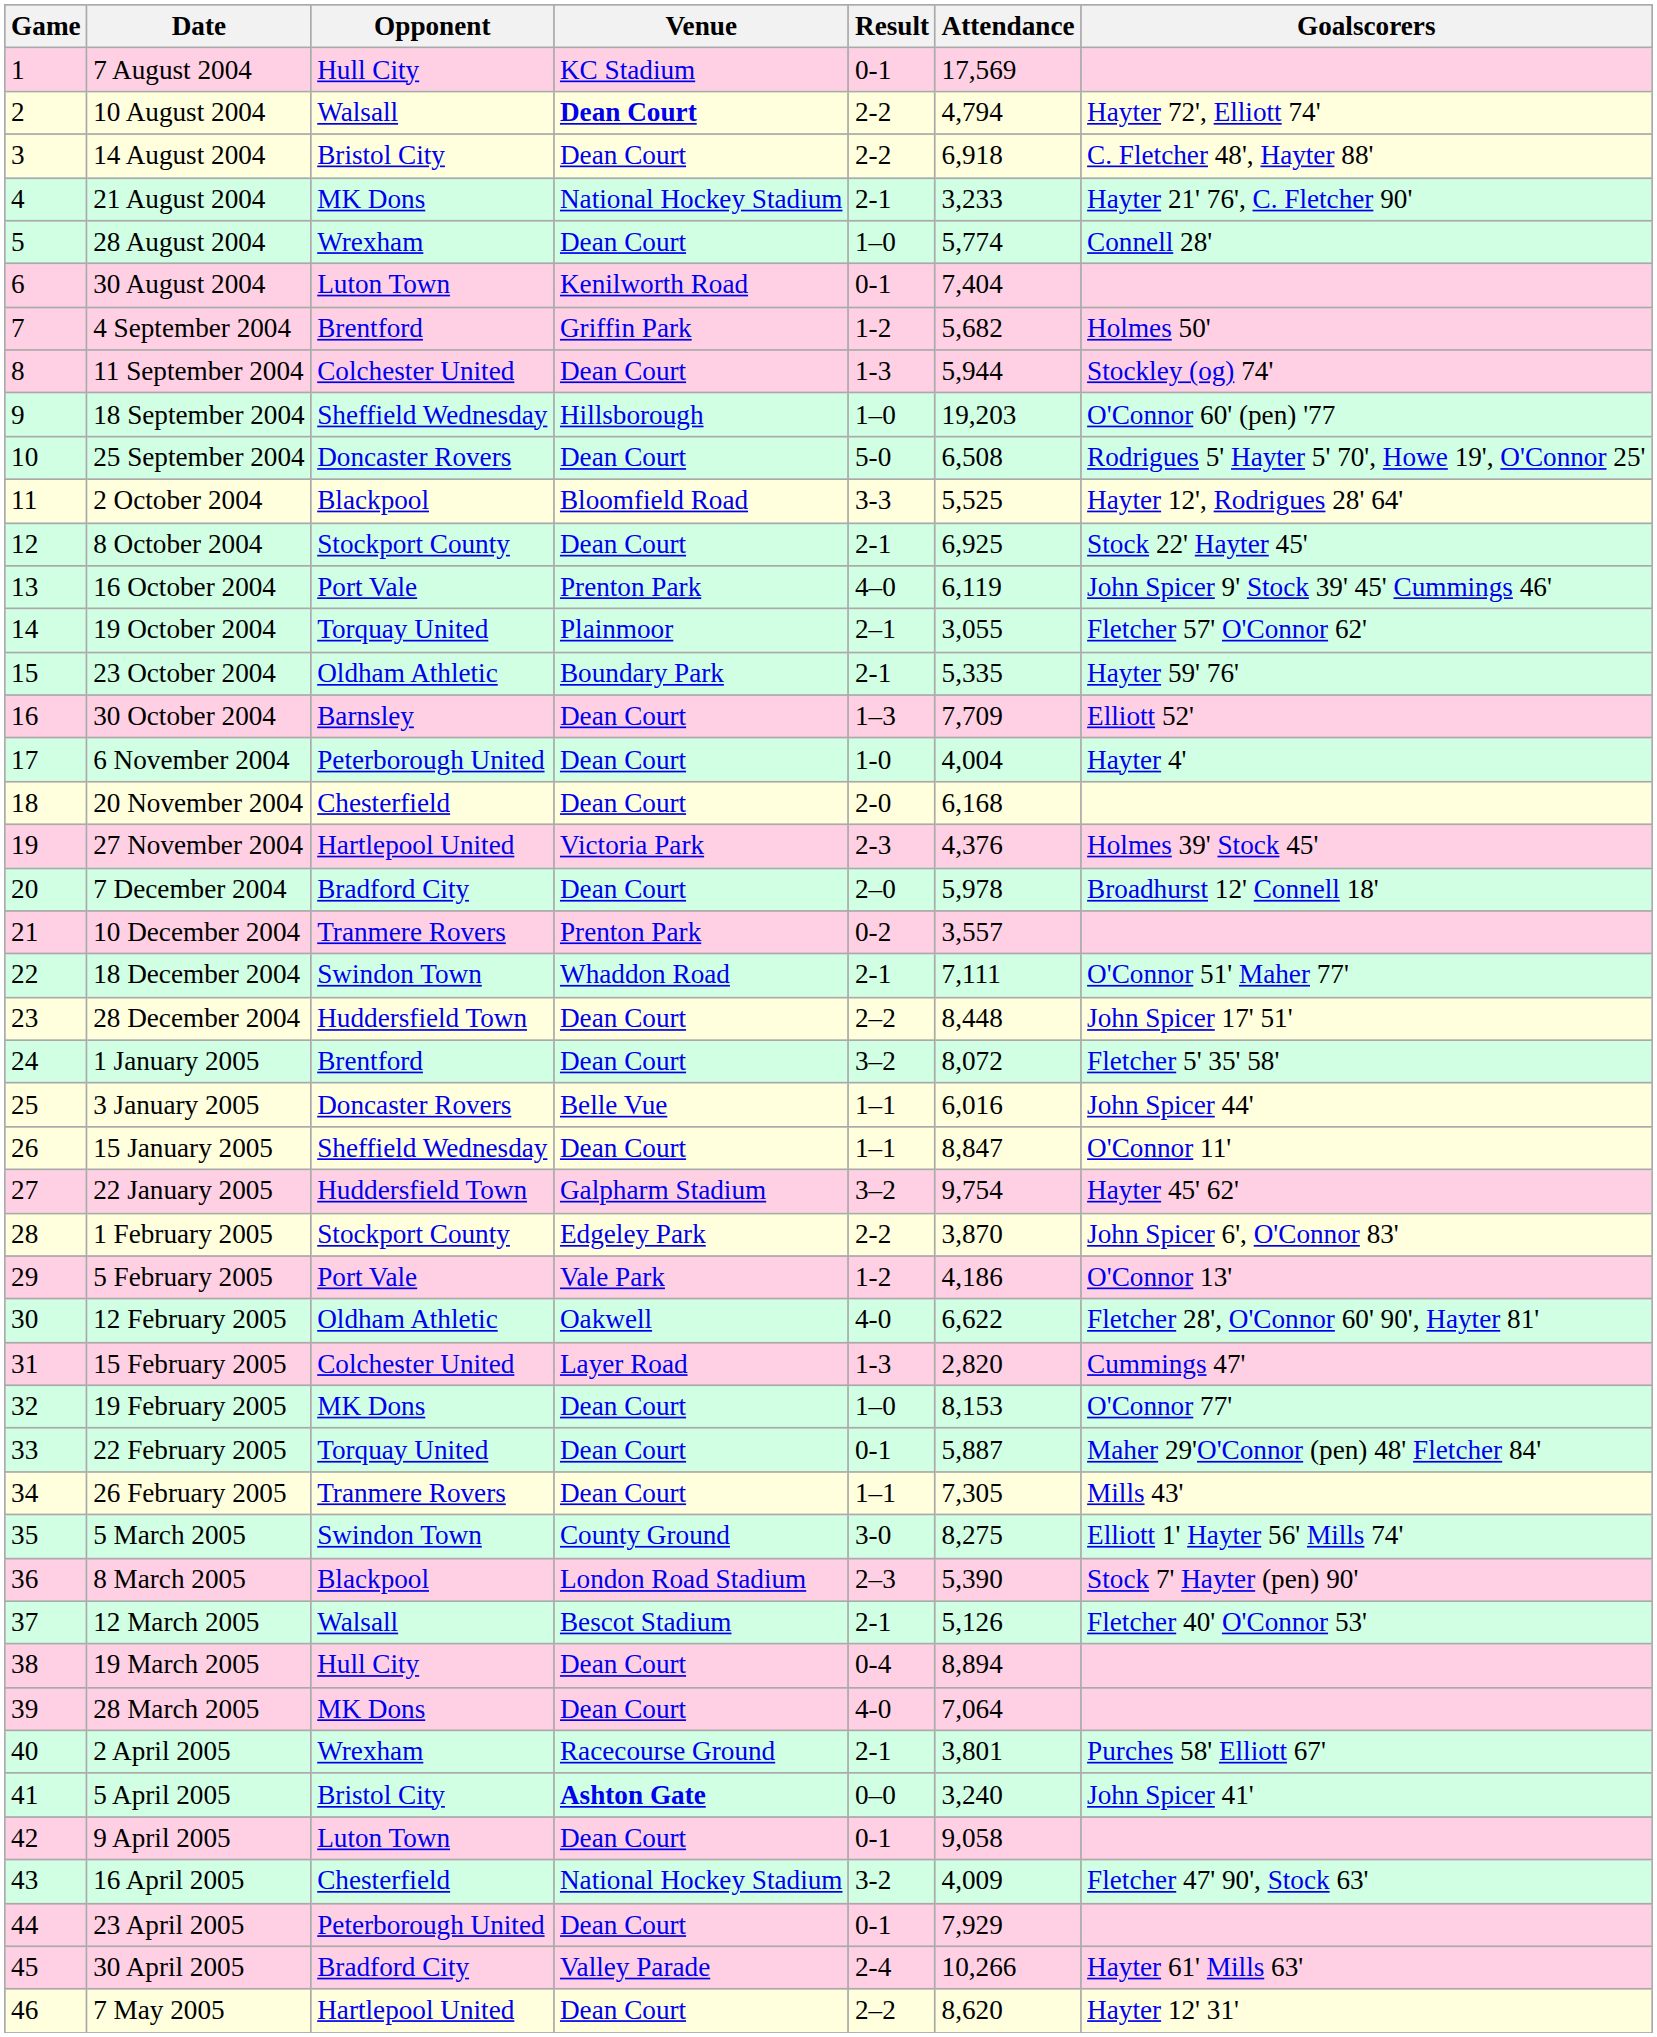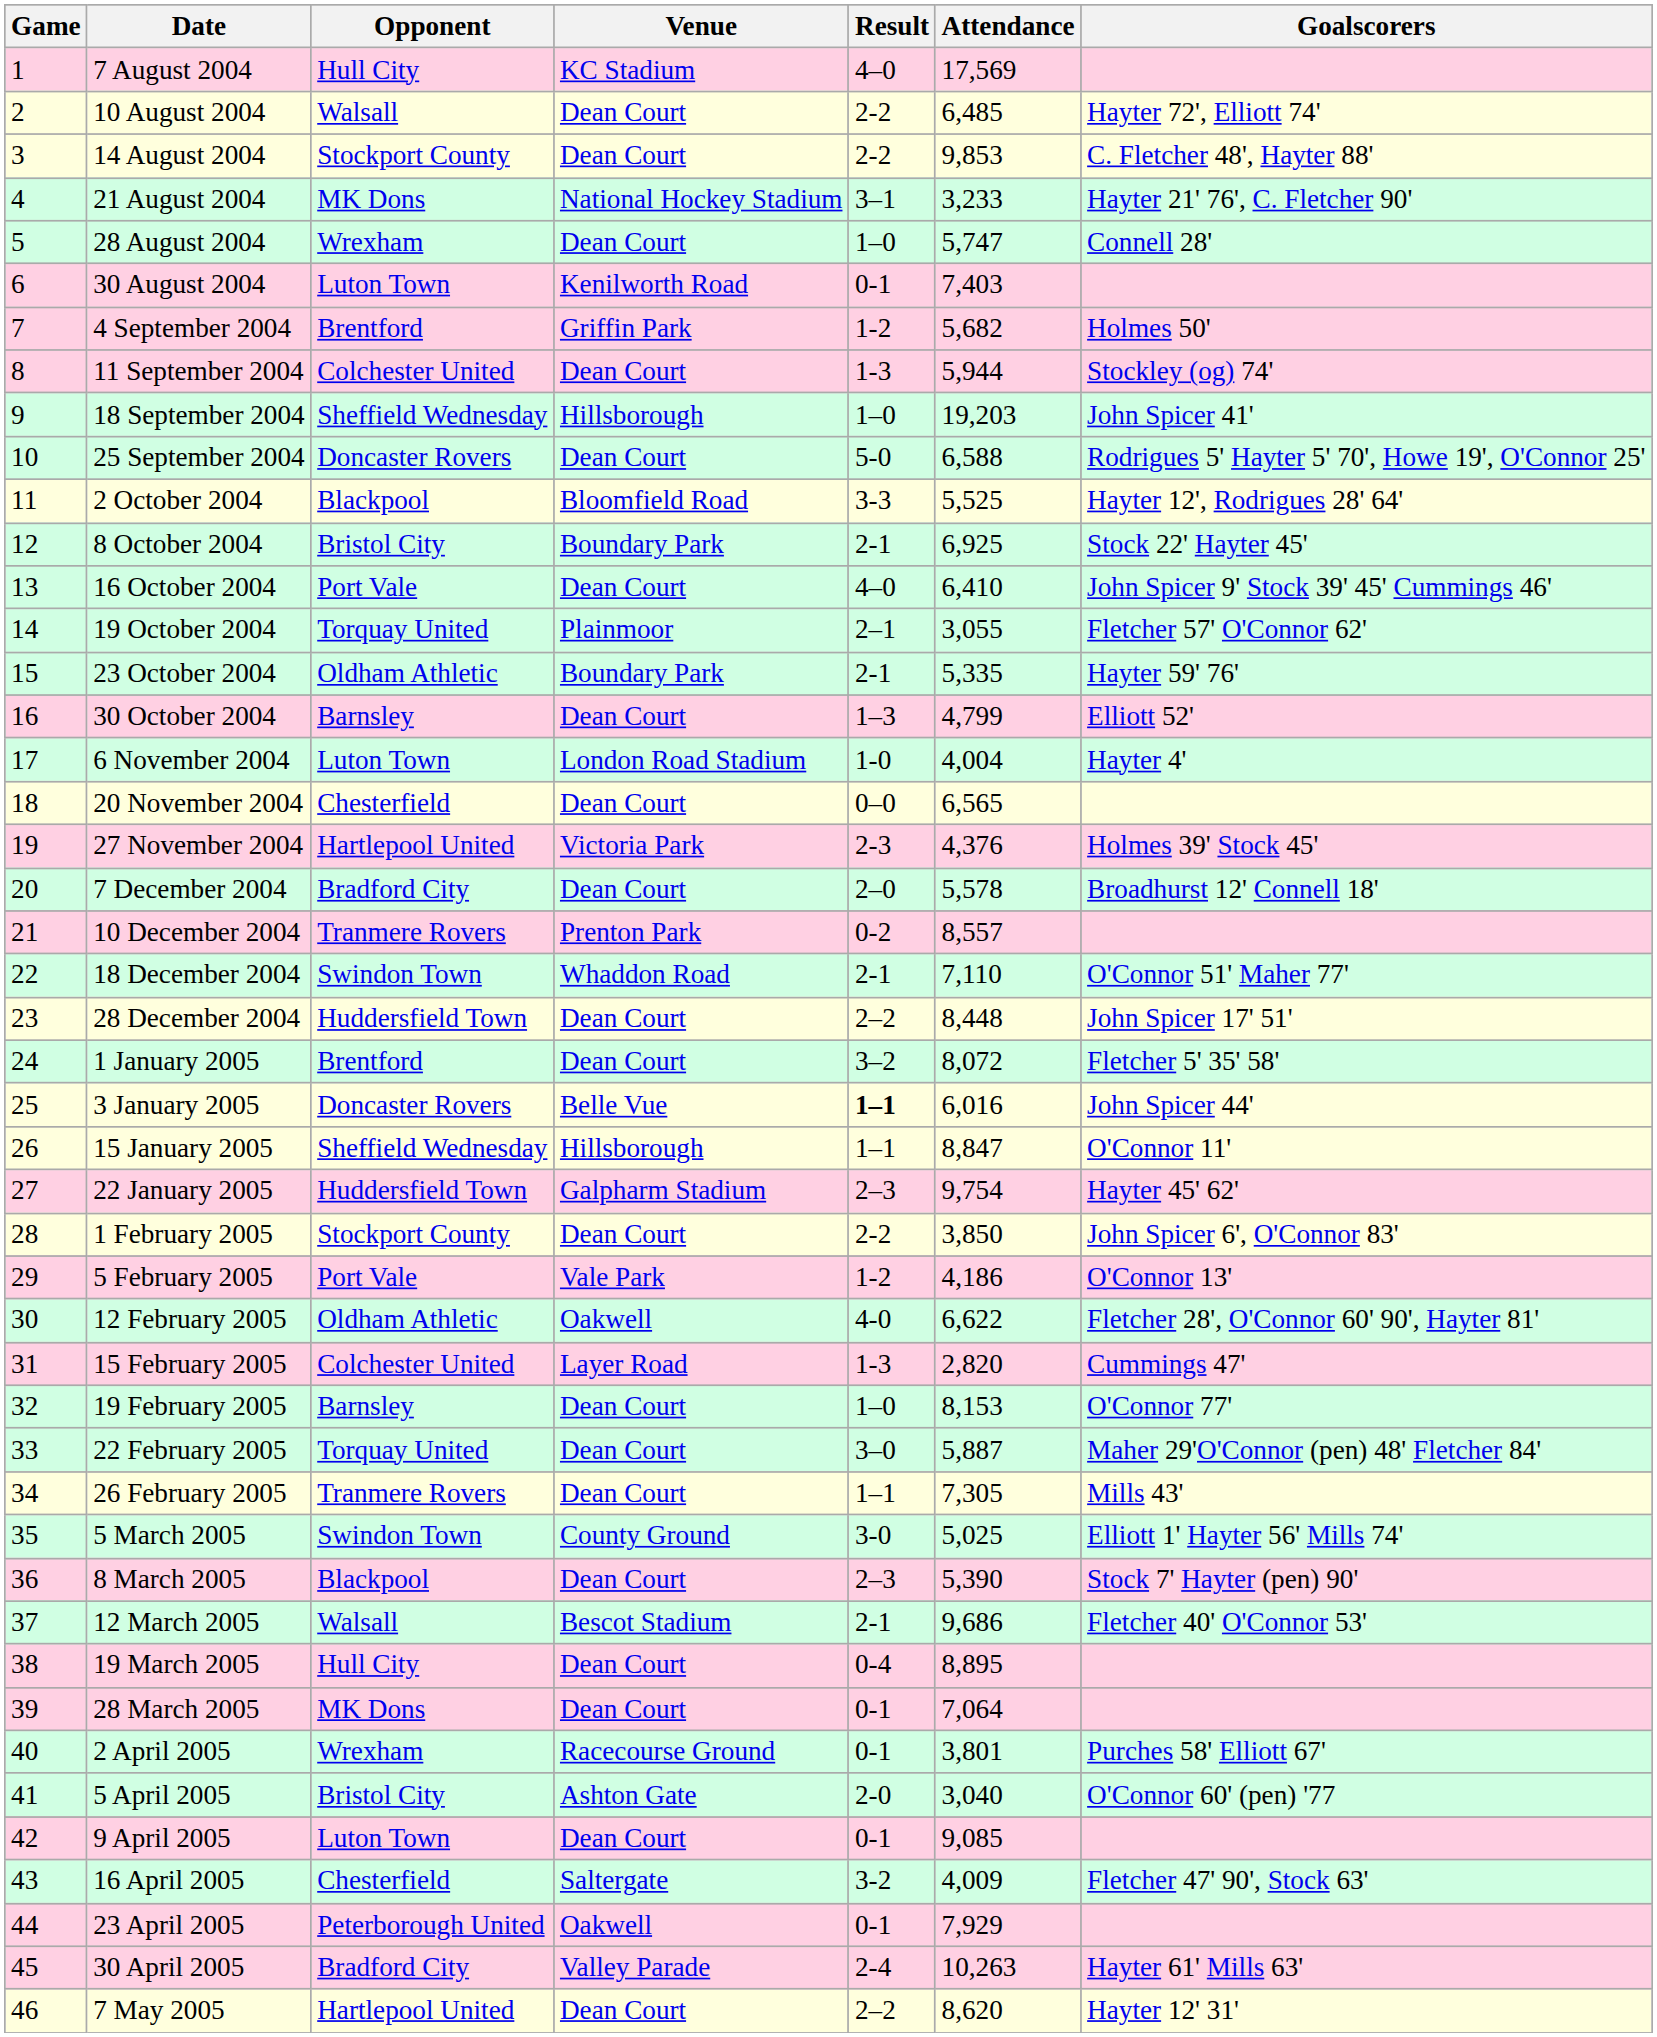(873, 69) 0-1 -> (875, 69) 4–0
(628, 112) bold -> (623, 112) normal
(972, 112) 4,794 -> (972, 112) 6,485
(381, 155) Bristol City -> (414, 155) Stockport County
(972, 155) 6,918 -> (972, 155) 9,853
(873, 198) 2-1 -> (875, 198) 3–1
(972, 241) 5,774 -> (972, 241) 5,747
(972, 284) 7,404 -> (972, 284) 7,403
(1211, 414) O'Connor 60' (pen) '77 -> (1170, 414) John Spicer 41'
(972, 457) 6,508 -> (972, 457) 6,588
(414, 543) Stockport County -> (381, 543) Bristol City
(623, 543) Dean Court -> (642, 543) Boundary Park
(631, 586) Prenton Park -> (623, 586) Dean Court
(972, 586) 6,119 -> (972, 586) 6,410
(972, 716) 7,709 -> (972, 716) 4,799
(431, 759) Peterborough United -> (384, 759) Luton Town
(623, 759) Dean Court -> (683, 759) London Road Stadium
(873, 802) 2-0 -> (875, 802) 0–0
(972, 802) 6,168 -> (972, 802) 6,565
(972, 888) 5,978 -> (972, 888) 5,578
(972, 931) 3,557 -> (972, 931) 8,557
(971, 975) 7,111 -> (972, 975) 7,110
(875, 1104) normal -> (875, 1104) bold
(623, 1147) Dean Court -> (632, 1147) Hillsborough
(875, 1190) 3–2 -> (875, 1190) 2–3
(633, 1233) Edgeley Park -> (623, 1233) Dean Court
(972, 1233) 3,870 -> (972, 1233) 3,850
(371, 1406) MK Dons -> (366, 1406) Barnsley
(873, 1449) 0-1 -> (875, 1449) 3–0
(972, 1535) 8,275 -> (972, 1535) 5,025
(683, 1579) London Road Stadium -> (623, 1579) Dean Court
(972, 1622) 5,126 -> (972, 1622) 9,686
(972, 1665) 8,894 -> (972, 1665) 8,895
(873, 1708) 4-0 -> (873, 1708) 0-1
(873, 1751) 2-1 -> (873, 1751) 0-1
(633, 1794) bold -> (628, 1794) normal
(875, 1794) 0–0 -> (873, 1794) 2-0
(972, 1794) 3,240 -> (972, 1794) 3,040
(1170, 1794) John Spicer 41' -> (1211, 1794) O'Connor 60' (pen) '77
(972, 1837) 9,058 -> (972, 1837) 9,085
(701, 1880) National Hockey Stadium -> (614, 1880) Saltergate
(623, 1924) Dean Court -> (606, 1924) Oakwell
(979, 1967) 10,266 -> (979, 1967) 10,263
